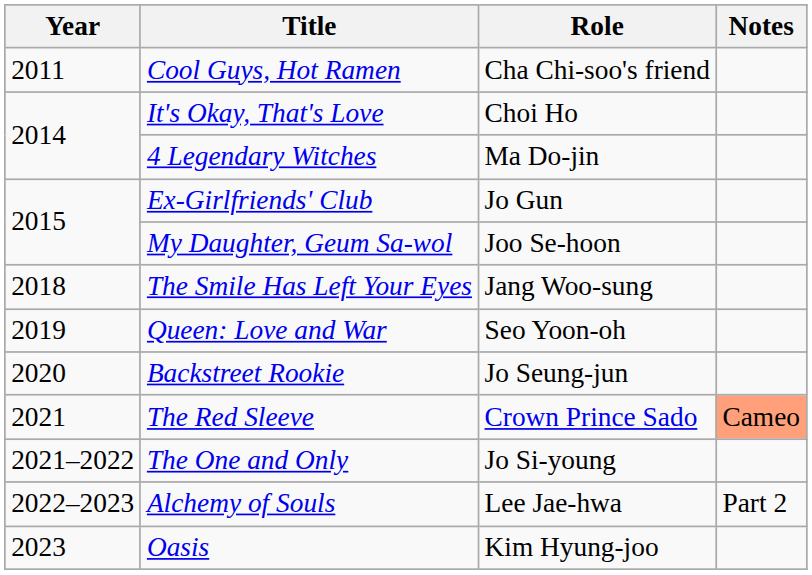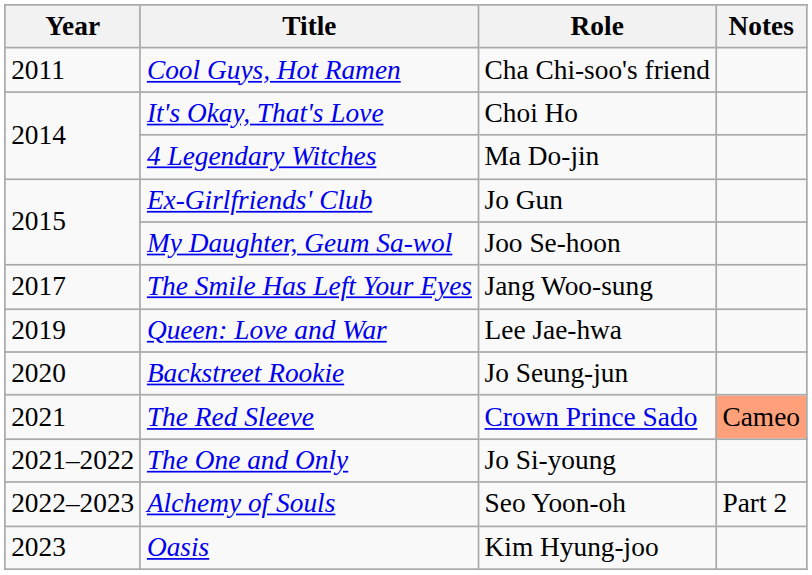(39, 286) 2018 -> (39, 286) 2017
(555, 329) Seo Yoon-oh -> (553, 329) Lee Jae-hwa
(553, 503) Lee Jae-hwa -> (555, 503) Seo Yoon-oh
